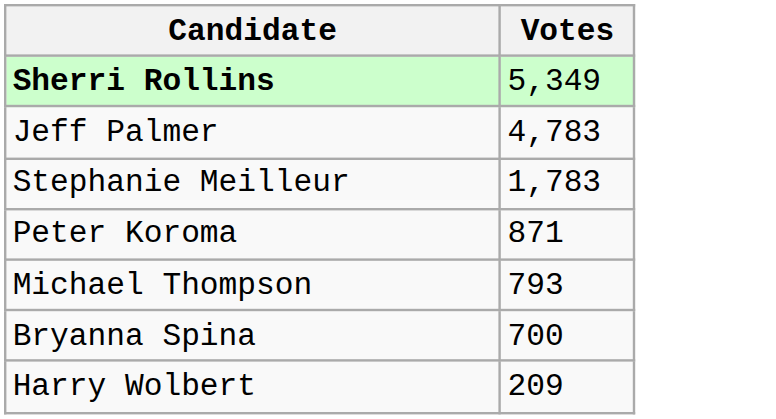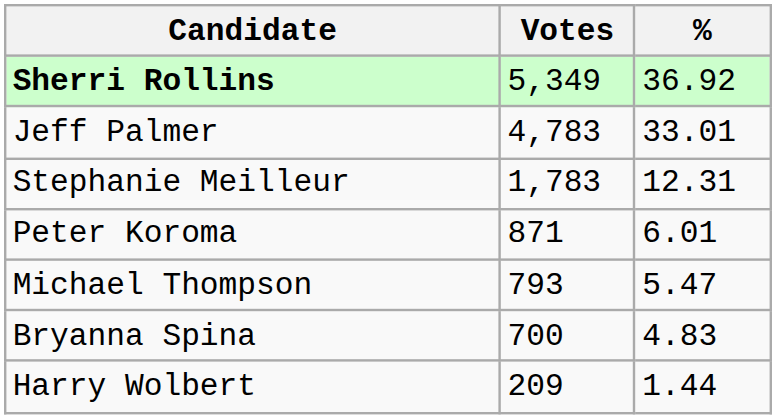+ column: (702, 31)
